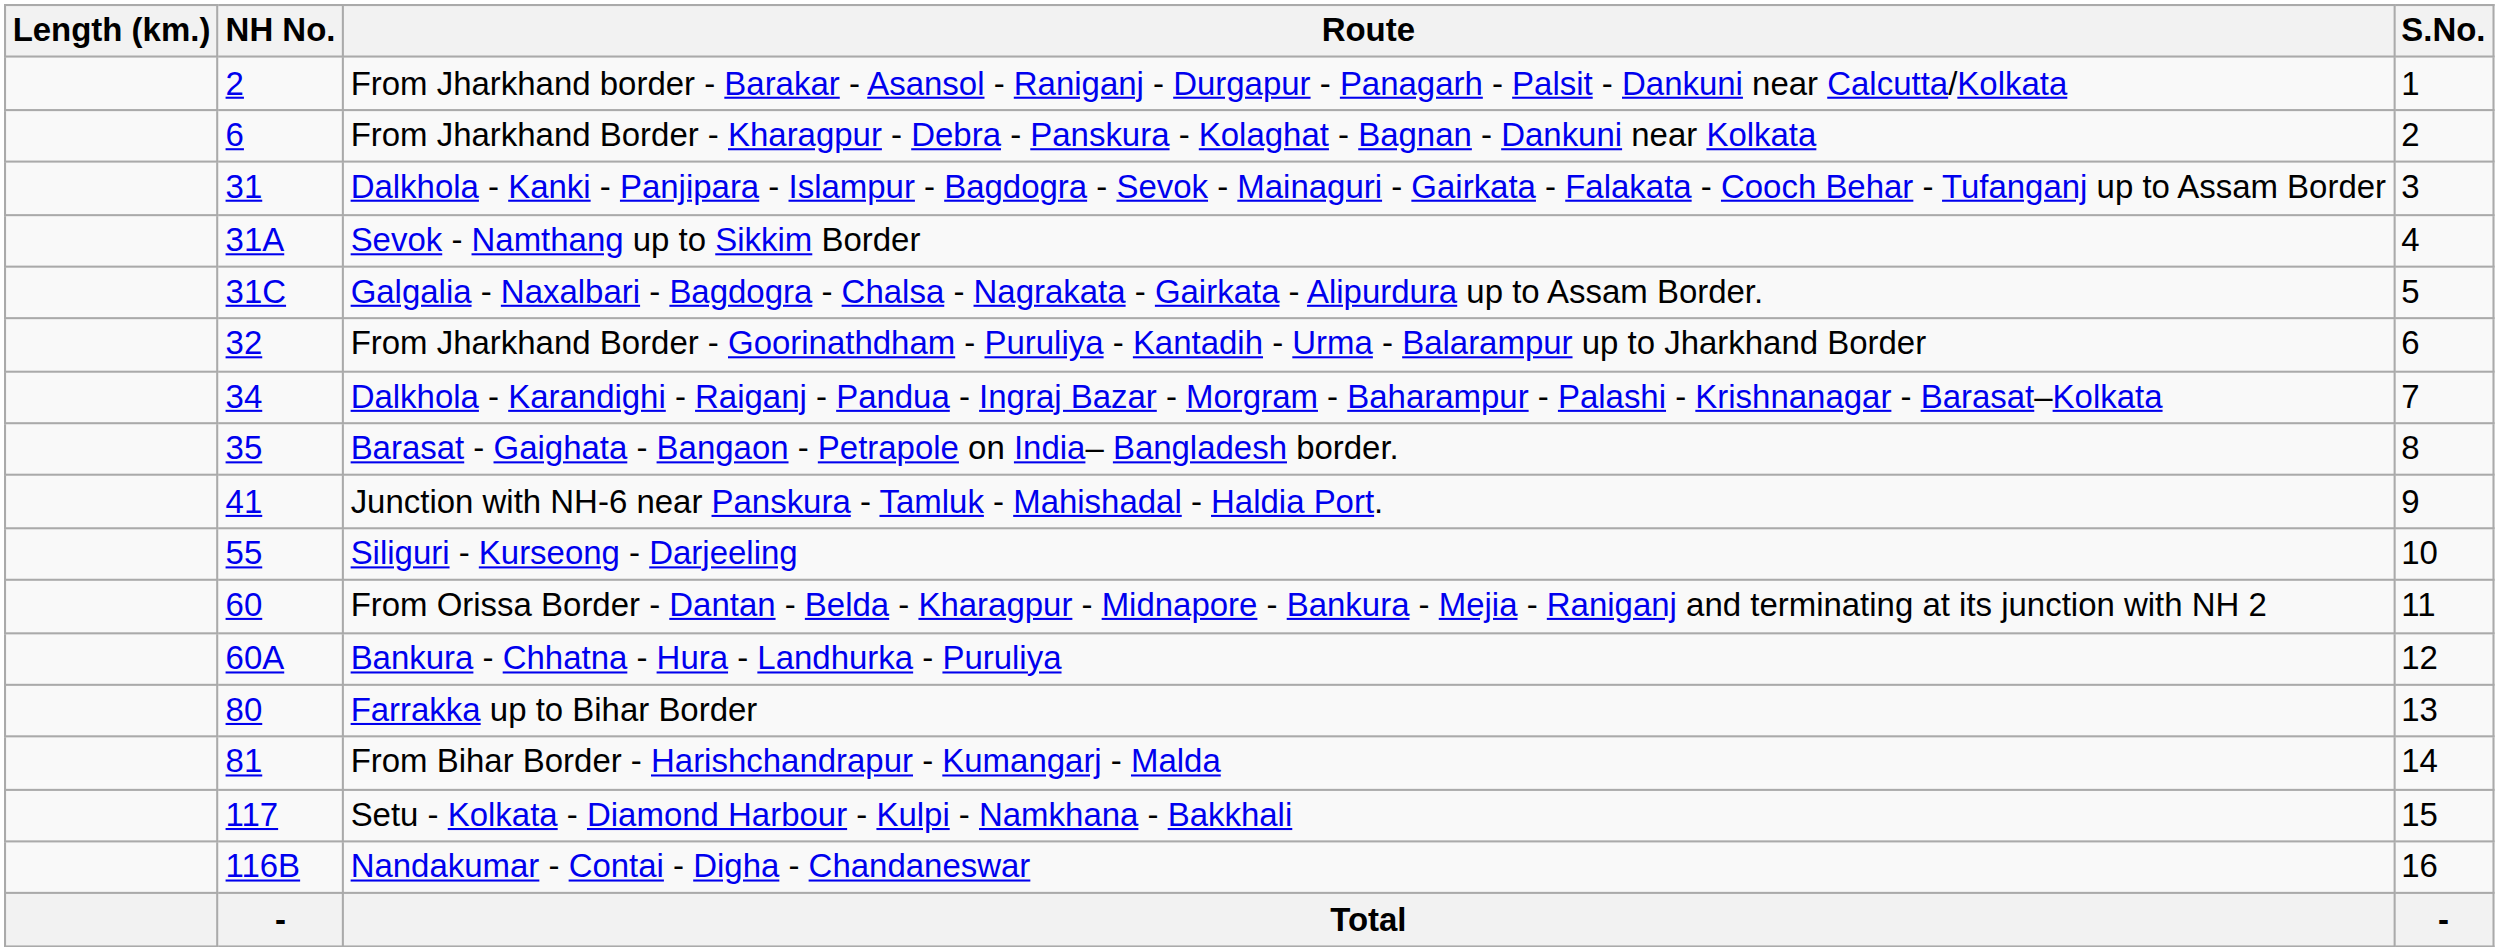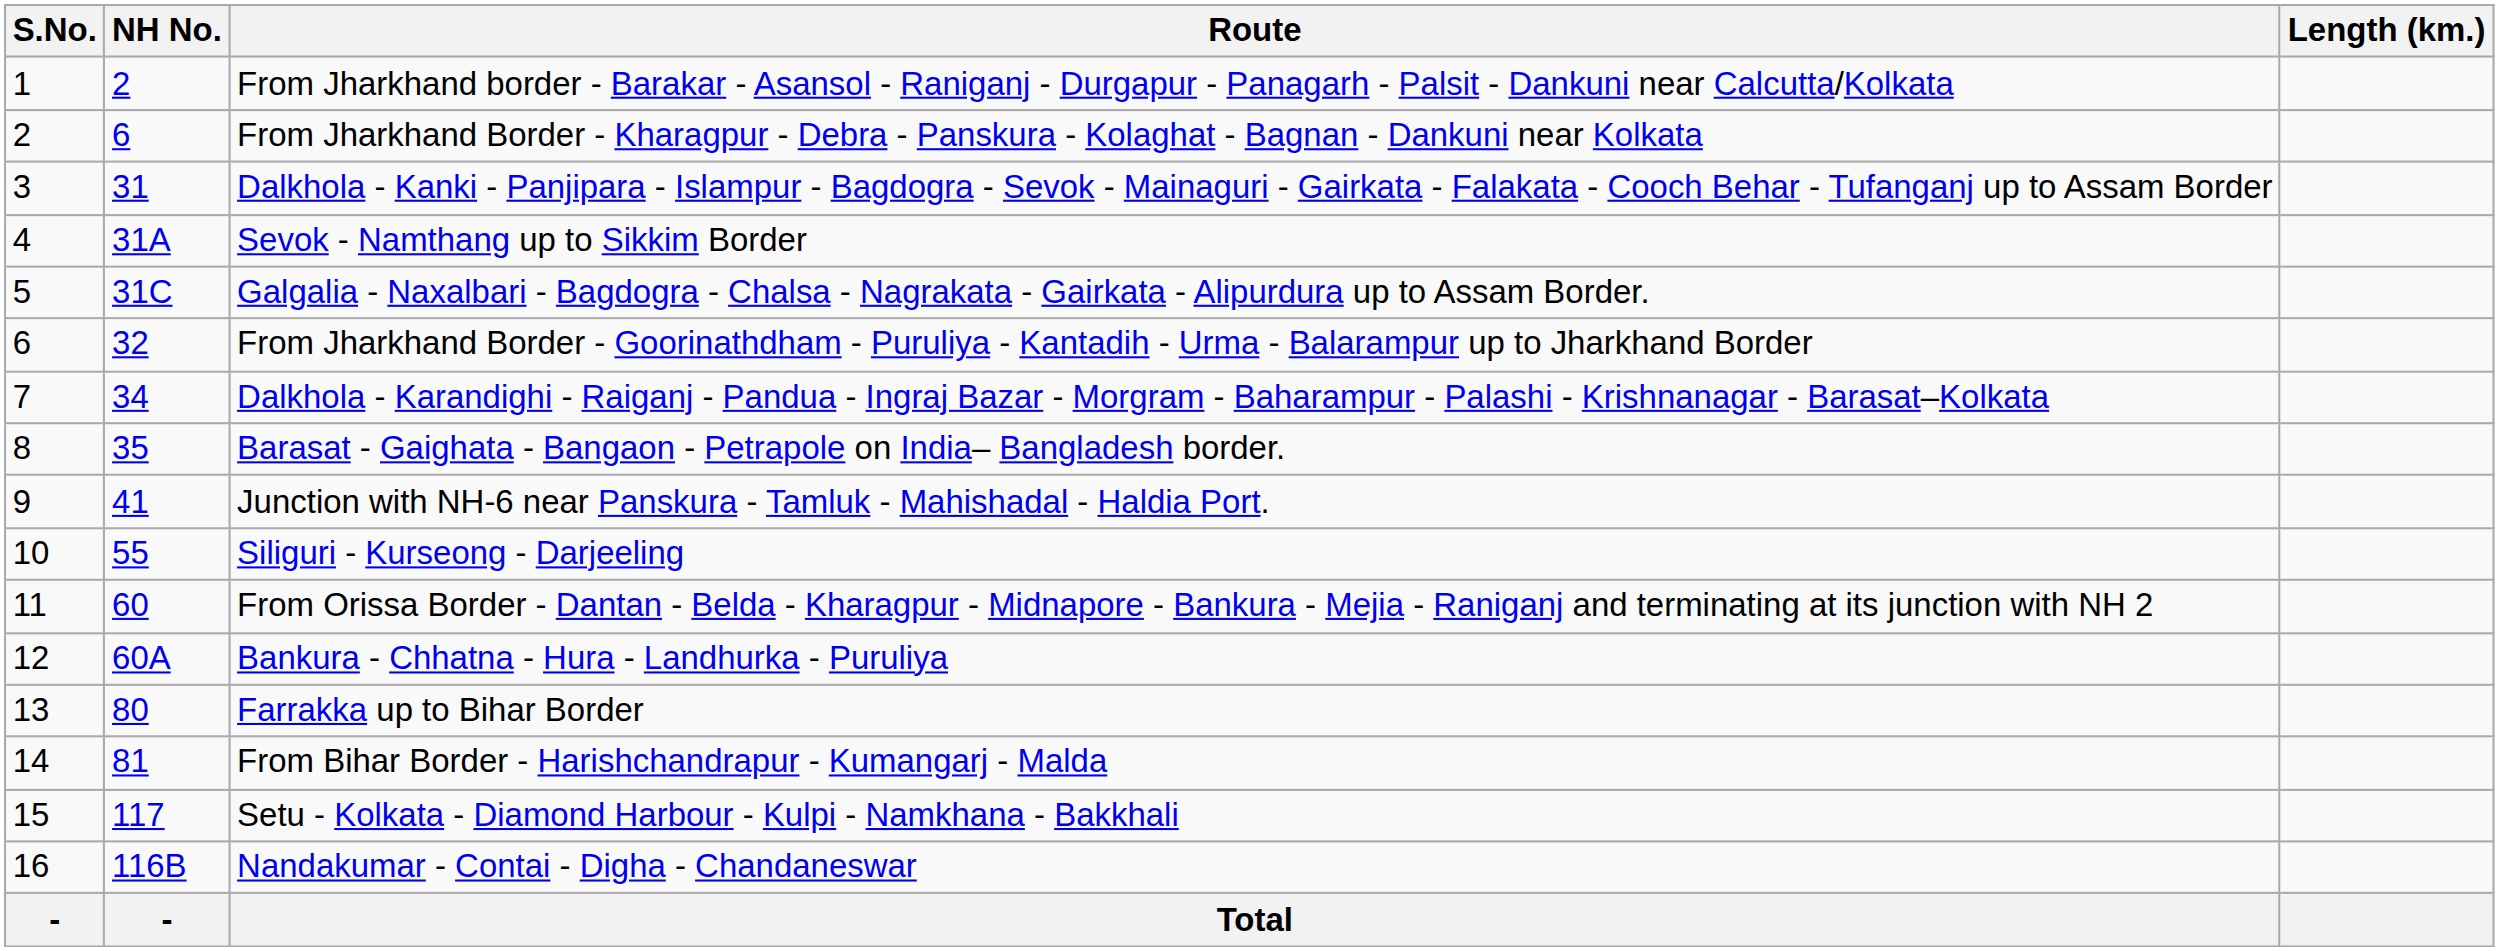columns swapped: (2443, 30) <-> (112, 30)
